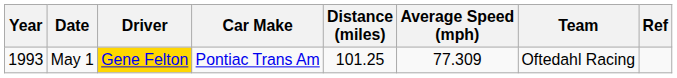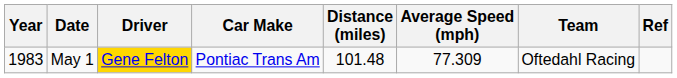(26, 60) 1993 -> (26, 60) 1983
(360, 60) 101.25 -> (360, 60) 101.48
